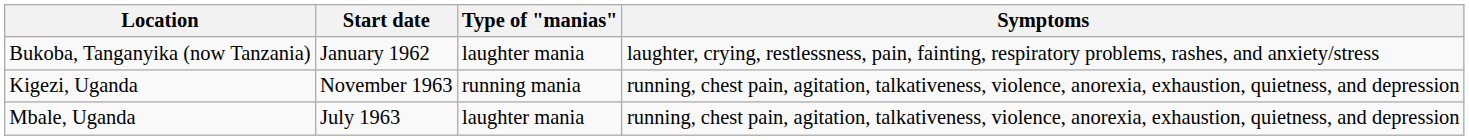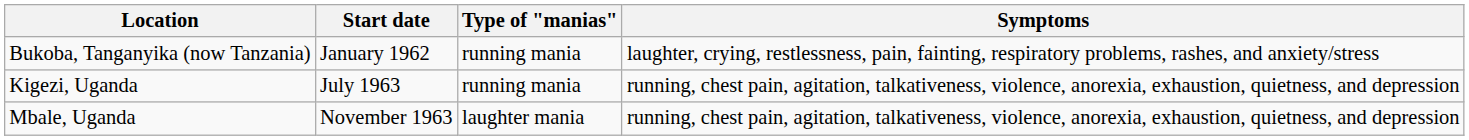(523, 53) laughter mania -> (521, 53) running mania
(386, 85) November 1963 -> (360, 85) July 1963
(360, 118) July 1963 -> (386, 118) November 1963
